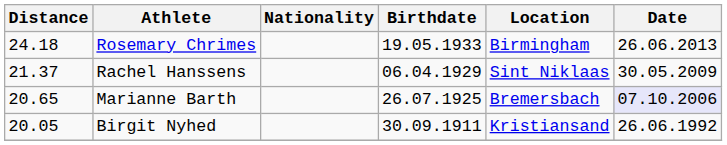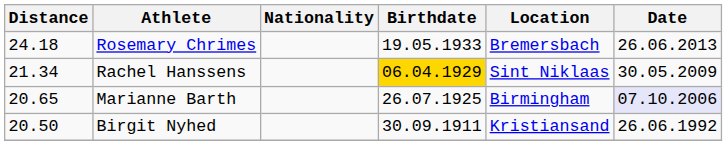(540, 45) Birmingham -> (545, 45) Bremersbach
(34, 72) 21.37 -> (34, 72) 21.34
(432, 72) no background -> (432, 72) gold background
(545, 100) Bremersbach -> (540, 100) Birmingham
(34, 127) 20.05 -> (34, 127) 20.50
